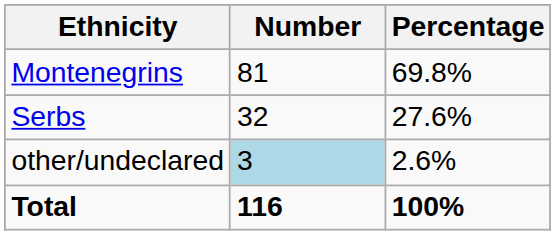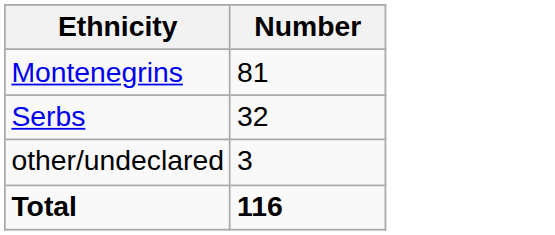- column: (468, 26)
(245, 161) lightblue background -> (245, 161) no background
